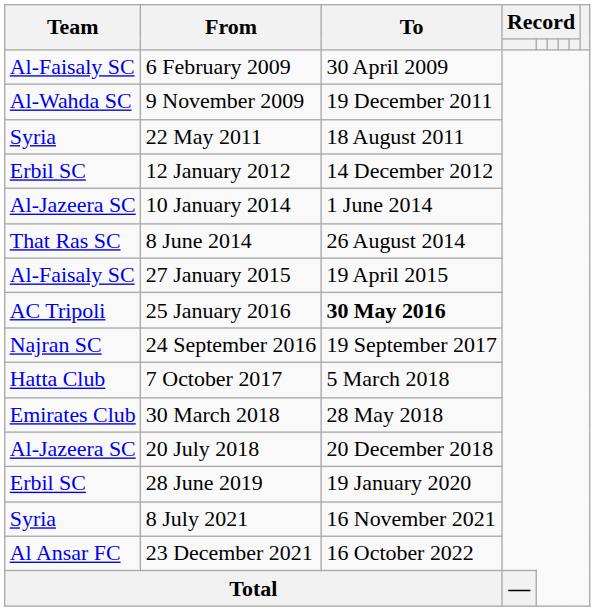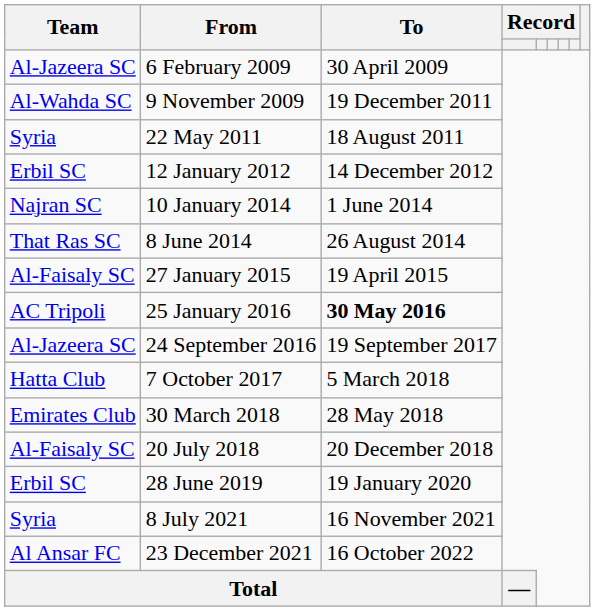(72, 66) Al-Faisaly SC -> (73, 66) Al-Jazeera SC
(73, 205) Al-Jazeera SC -> (56, 205) Najran SC
(56, 344) Najran SC -> (73, 344) Al-Jazeera SC
(73, 449) Al-Jazeera SC -> (72, 449) Al-Faisaly SC
